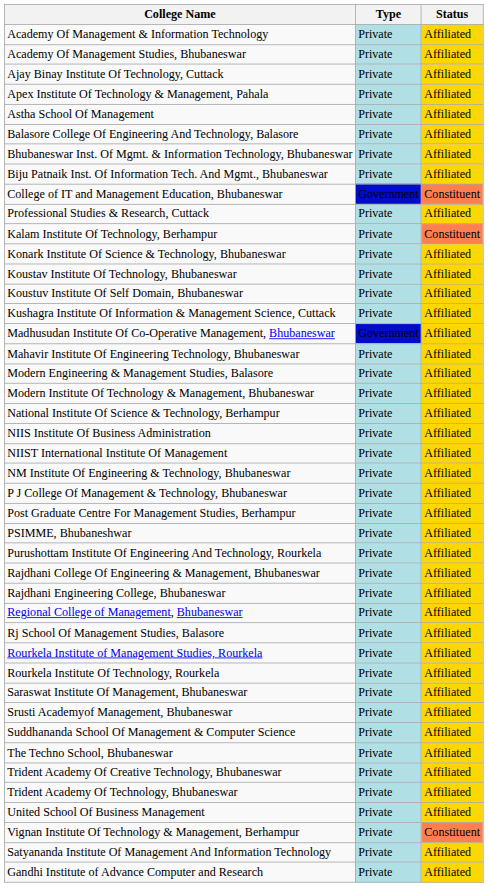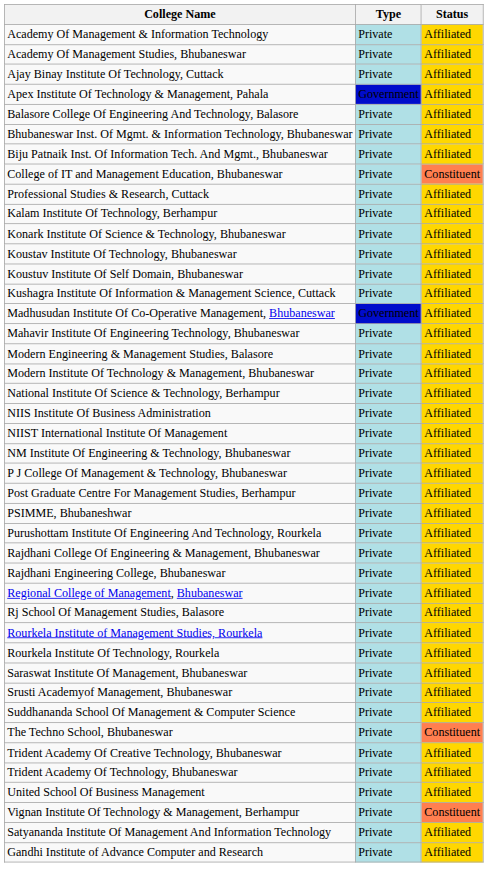(375, 94) Private -> (388, 94) Government
- row: (81, 114)
(388, 194) Government -> (375, 174) Private
(452, 234) Constituent -> (448, 214) Affiliated
(448, 753) Affiliated -> (452, 733) Constituent
